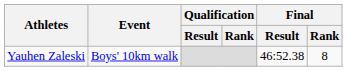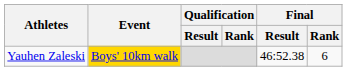(134, 56) no background -> (134, 56) gold background
(325, 56) 8 -> (325, 56) 6
